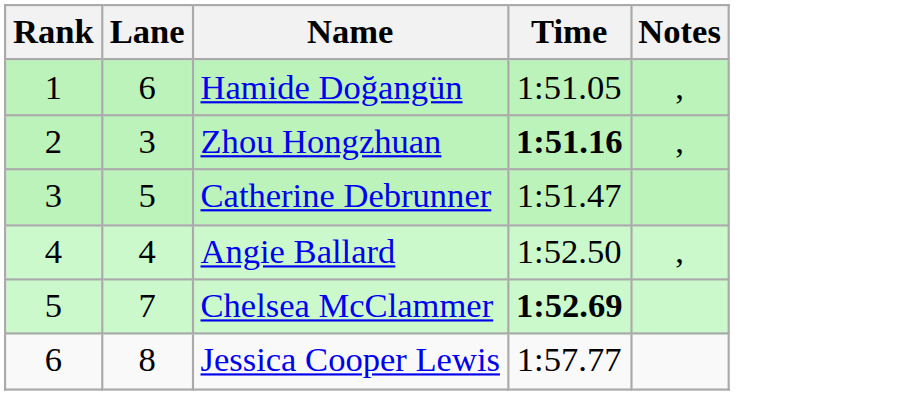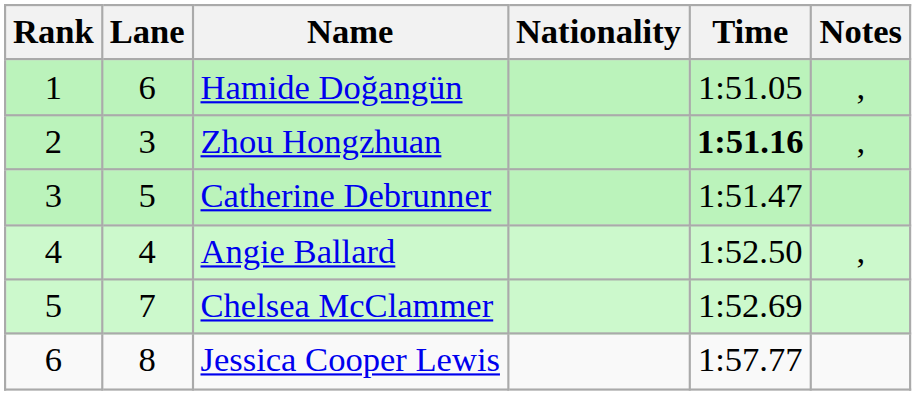+ column: (598, 31)
(569, 305) bold -> (750, 305) normal
